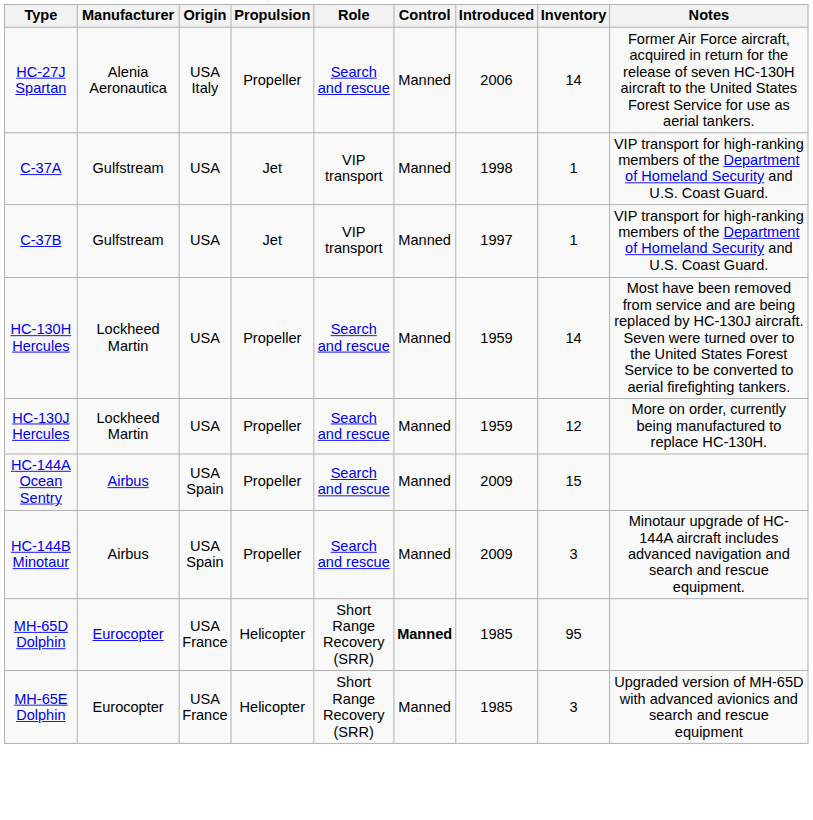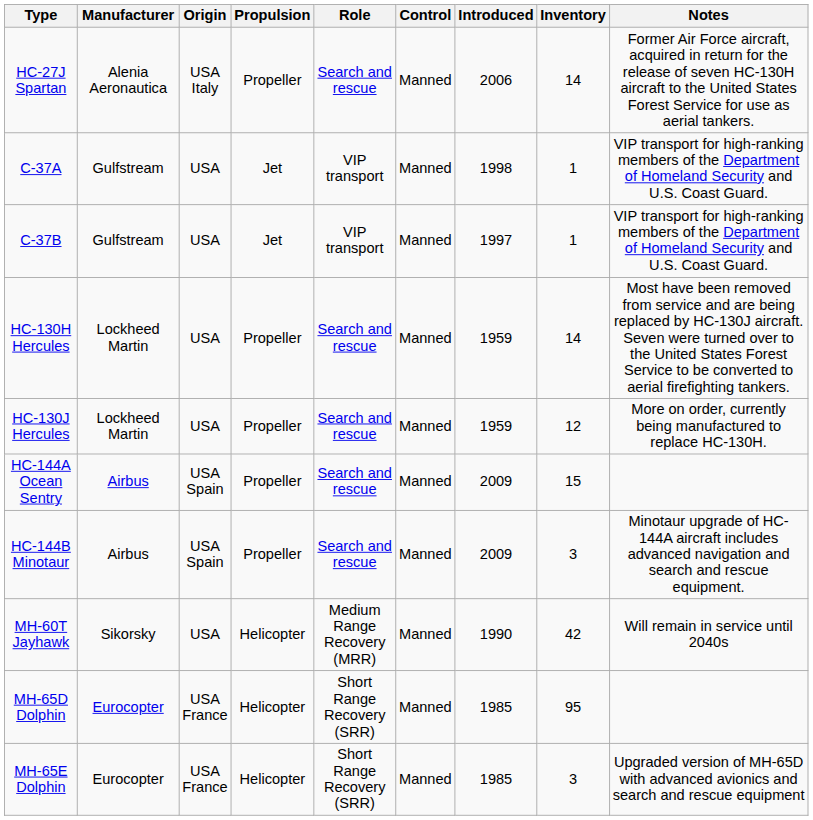+ row: (41, 634)
(425, 634) bold -> (425, 707) normal
